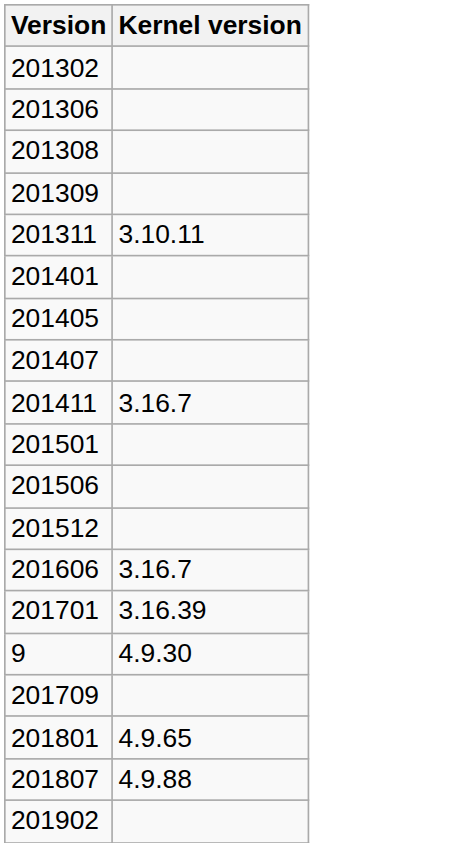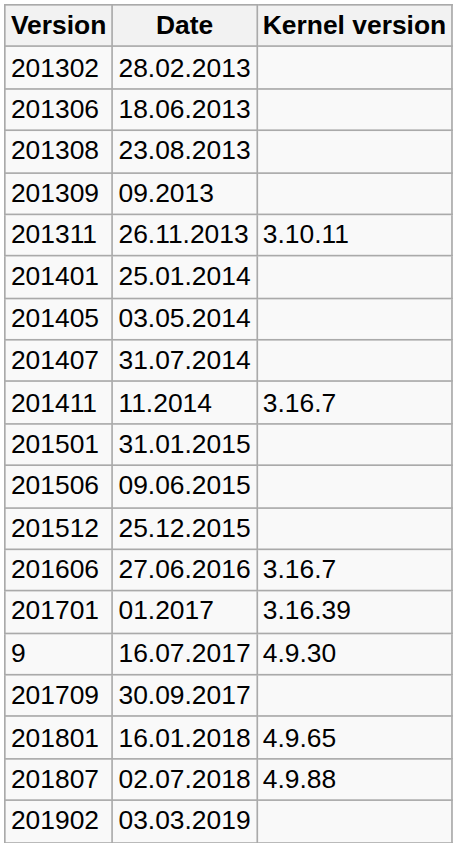+ column: (185, 25)
